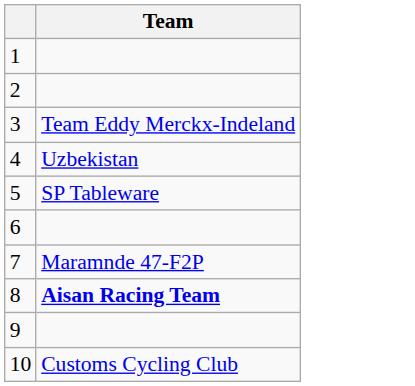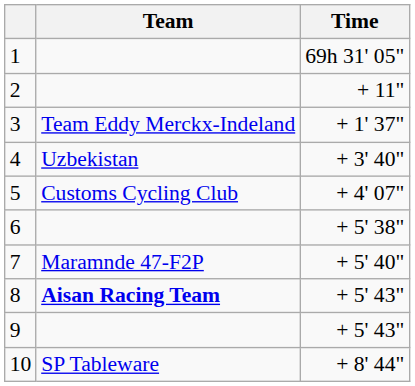+ column: (355, 21)
(100, 192) SP Tableware -> (140, 192) Customs Cycling Club
(140, 364) Customs Cycling Club -> (100, 364) SP Tableware
